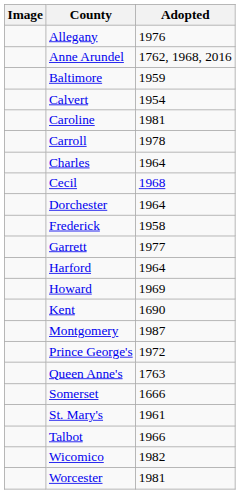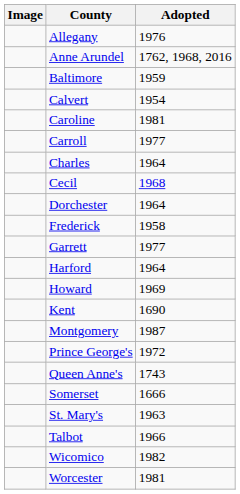(152, 141) 1978 -> (152, 141) 1977
(152, 373) 1763 -> (152, 373) 1743
(152, 415) 1961 -> (152, 415) 1963
